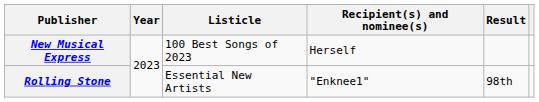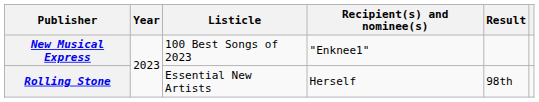(333, 51) Herself -> (339, 51) "Enknee1"
(339, 81) "Enknee1" -> (333, 81) Herself
